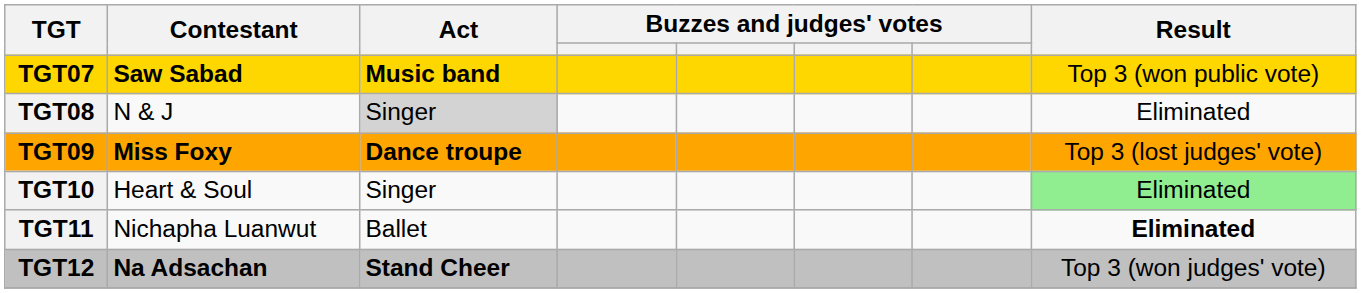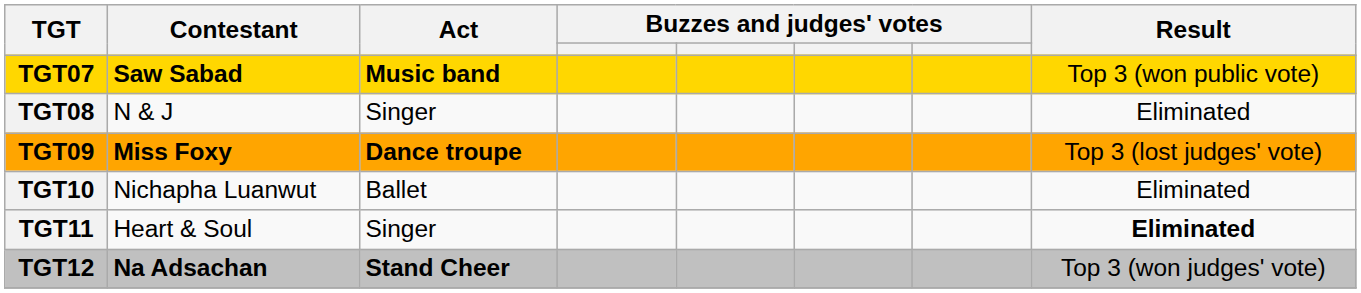(401, 112) lightgrey background -> (401, 112) no background
(183, 190) Heart & Soul -> (215, 190) Nichapha Luanwut
(401, 190) Singer -> (396, 190) Ballet
(1193, 190) lightgreen background -> (1193, 190) no background
(215, 229) Nichapha Luanwut -> (183, 229) Heart & Soul
(396, 229) Ballet -> (401, 229) Singer
